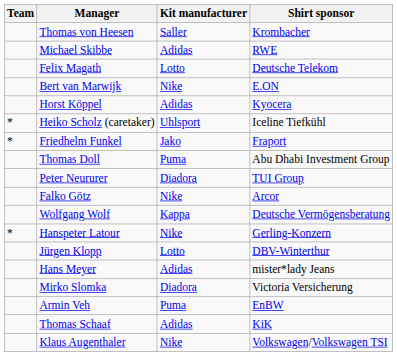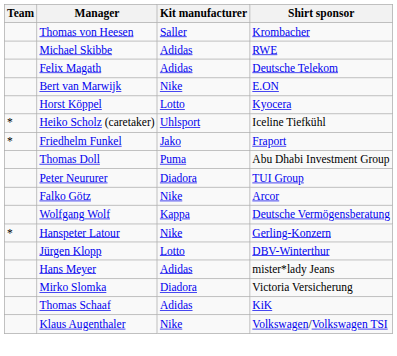(172, 68) Lotto -> (176, 68) Adidas
(176, 104) Adidas -> (172, 104) Lotto
- row: (65, 305)
